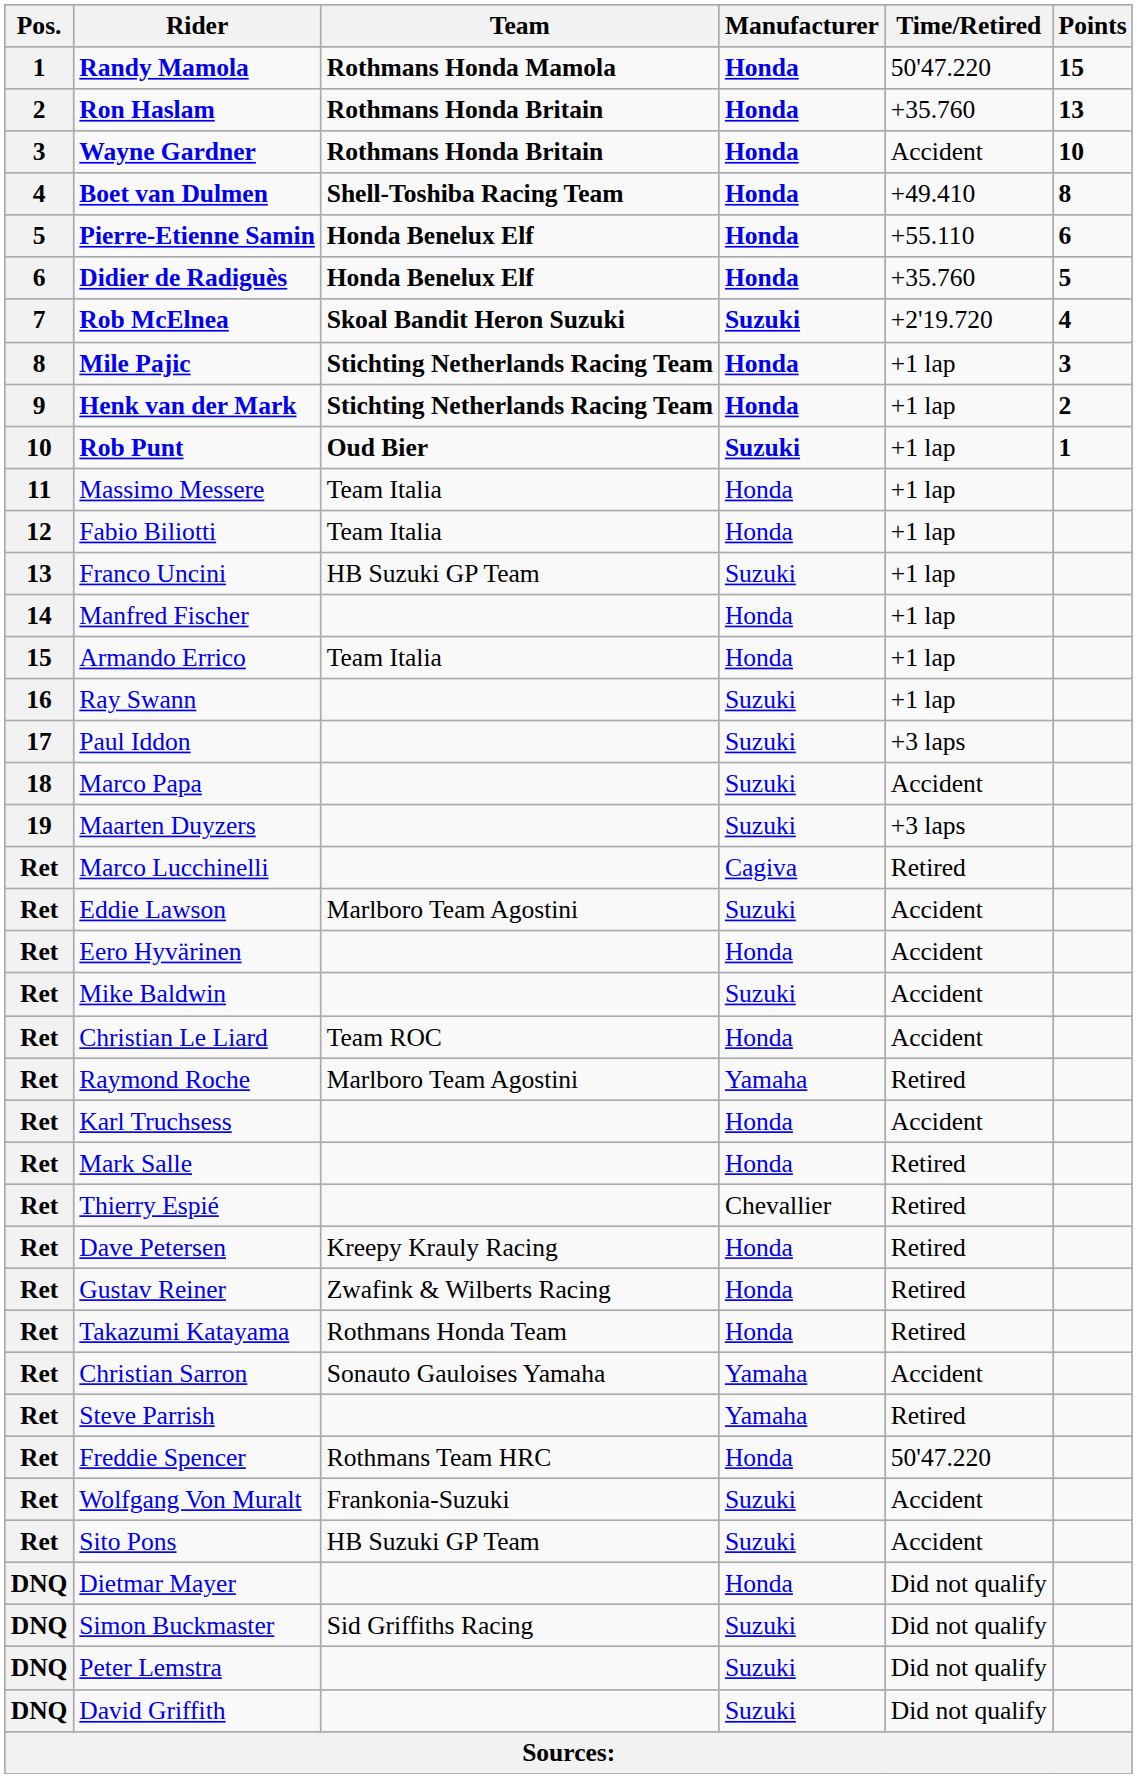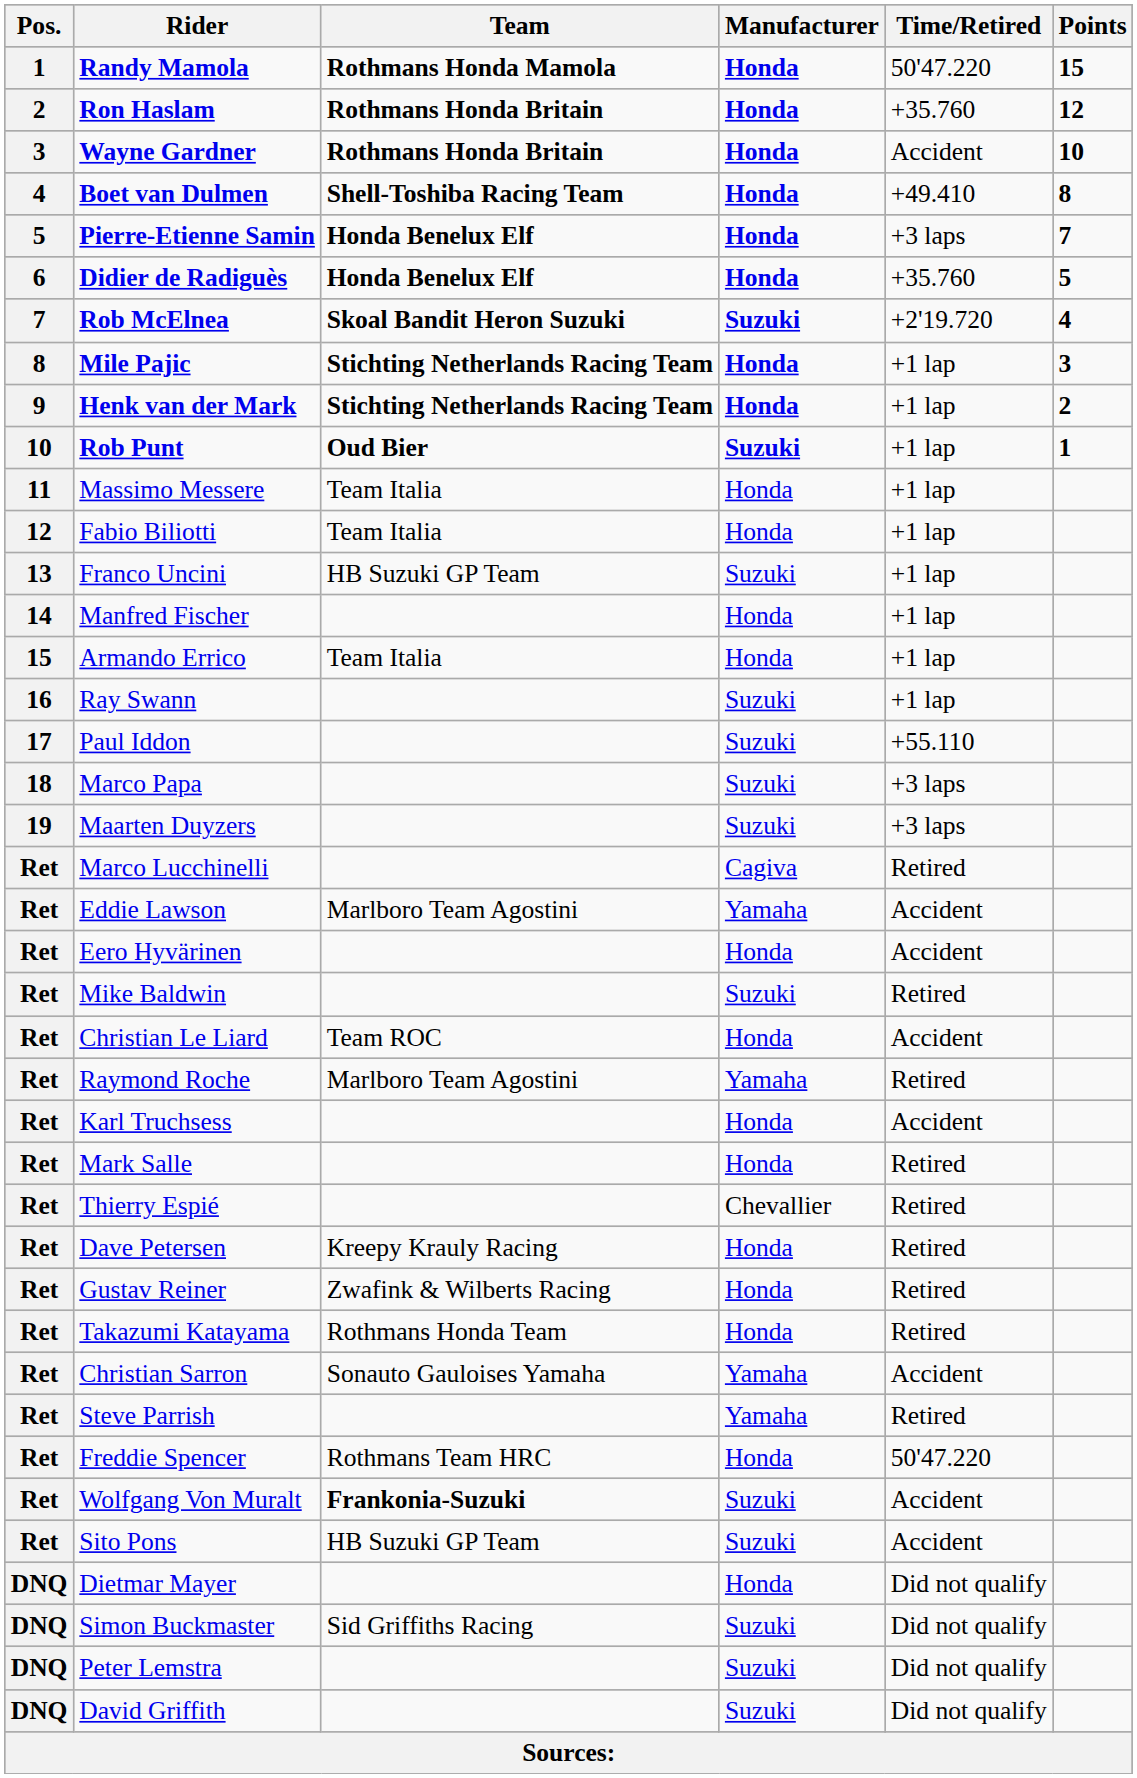(1071, 109) 13 -> (1071, 109) 12
(933, 236) +55.110 -> (928, 236) +3 laps
(1065, 236) 6 -> (1065, 236) 7
(928, 741) +3 laps -> (933, 741) +55.110
(937, 783) Accident -> (928, 783) +3 laps
(760, 909) Suzuki -> (766, 909) Yamaha
(937, 994) Accident -> (928, 994) Retired
(418, 1499) normal -> (426, 1499) bold
